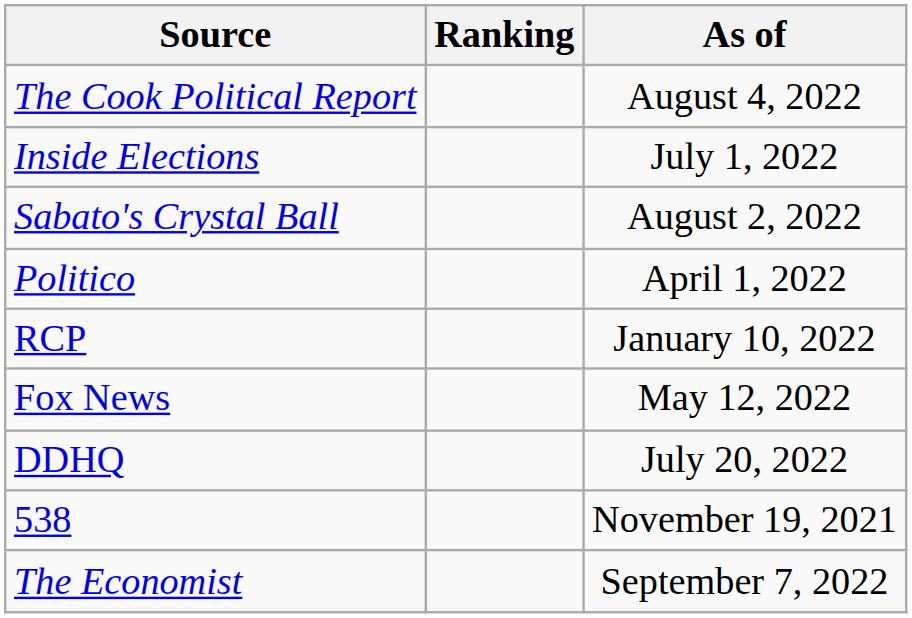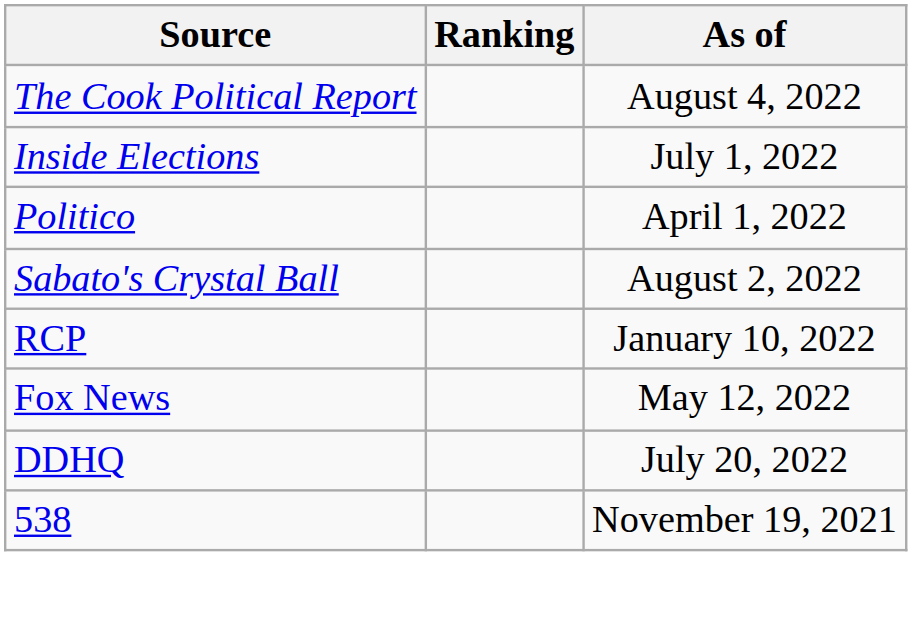rows swapped: (176, 216) <-> (75, 277)
- row: (128, 580)
